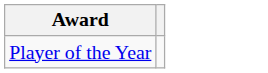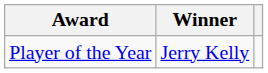+ column: (205, 20)
